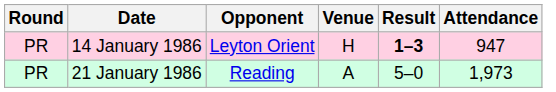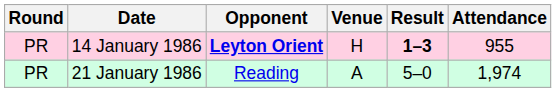(262, 45) normal -> (266, 45) bold
(491, 45) 947 -> (499, 45) 955
(491, 73) 1,973 -> (499, 73) 1,974
